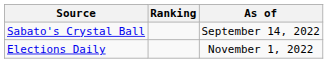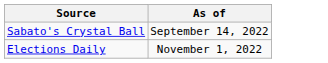- column: (173, 13)
